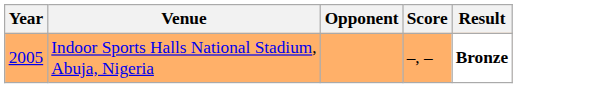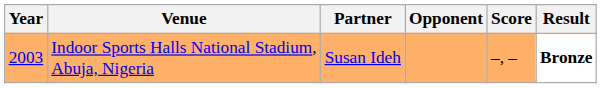+ column: (363, 19)
(26, 57) 2005 -> (26, 57) 2003
